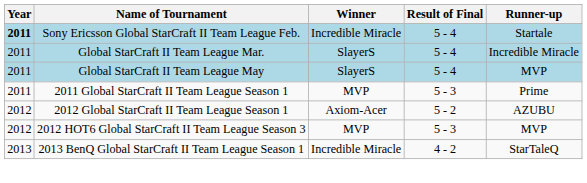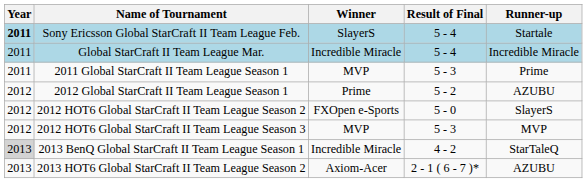(356, 33) Incredible Miracle -> (356, 33) SlayerS
(356, 52) SlayerS -> (356, 52) Incredible Miracle
- row: (171, 71)
(356, 110) Axiom-Acer -> (356, 91) Prime
+ row: (171, 110)
(19, 149) no background -> (19, 149) lightgrey background
+ row: (171, 168)
